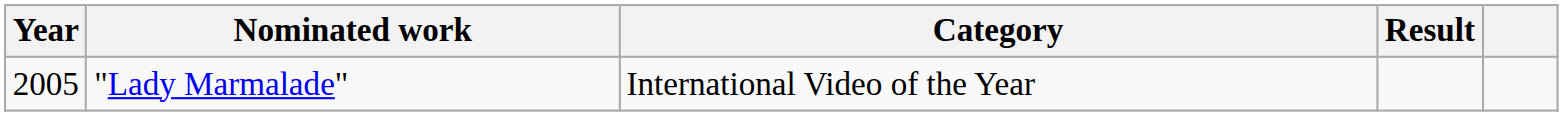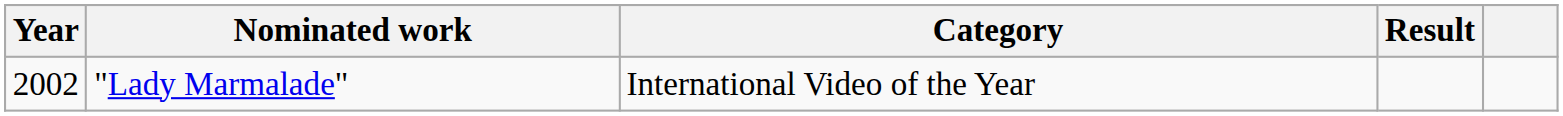(46, 83) 2005 -> (46, 83) 2002
